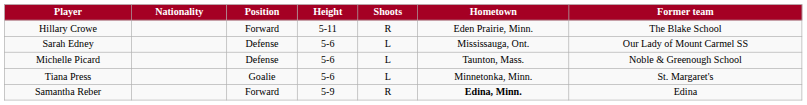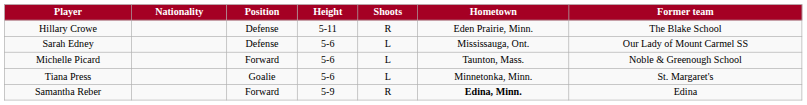(262, 28) Forward -> (262, 28) Defense
(262, 60) Defense -> (262, 60) Forward
